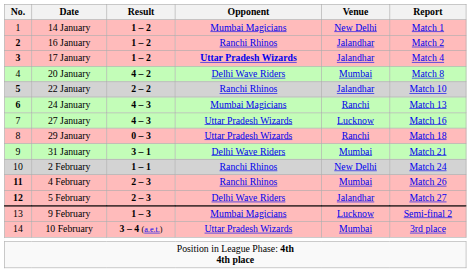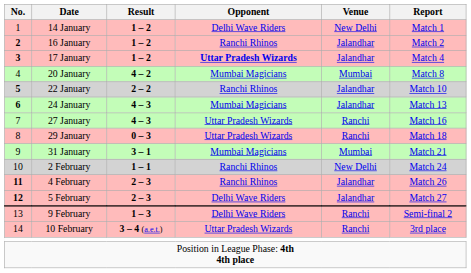(248, 27) Mumbai Magicians -> (248, 27) Delhi Wave Riders
(248, 74) Delhi Wave Riders -> (248, 74) Mumbai Magicians
(356, 105) Ranchi -> (356, 105) Jalandhar
(356, 120) Lucknow -> (356, 120) Ranchi
(248, 151) Delhi Wave Riders -> (248, 151) Mumbai Magicians
(356, 182) Mumbai -> (356, 182) Jalandhar
(248, 214) Mumbai Magicians -> (248, 214) Delhi Wave Riders
(356, 214) Lucknow -> (356, 214) Ranchi
(356, 229) Mumbai -> (356, 229) Ranchi
